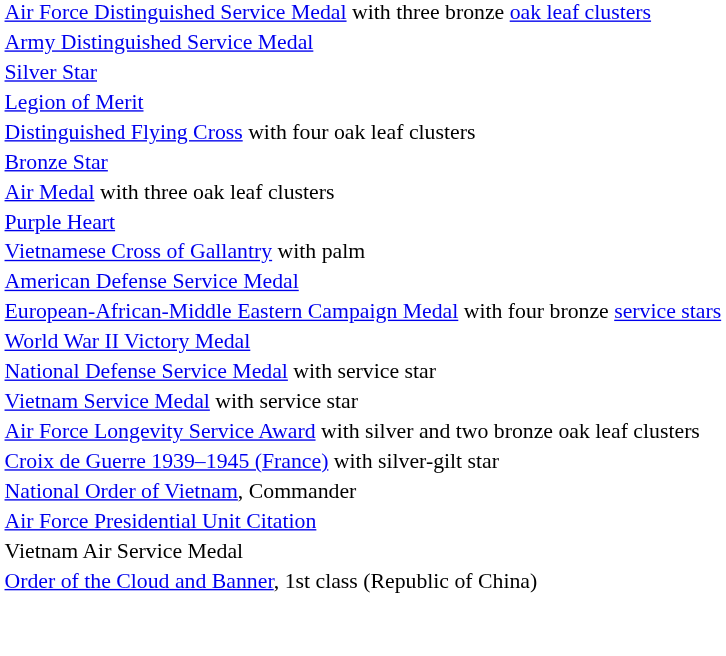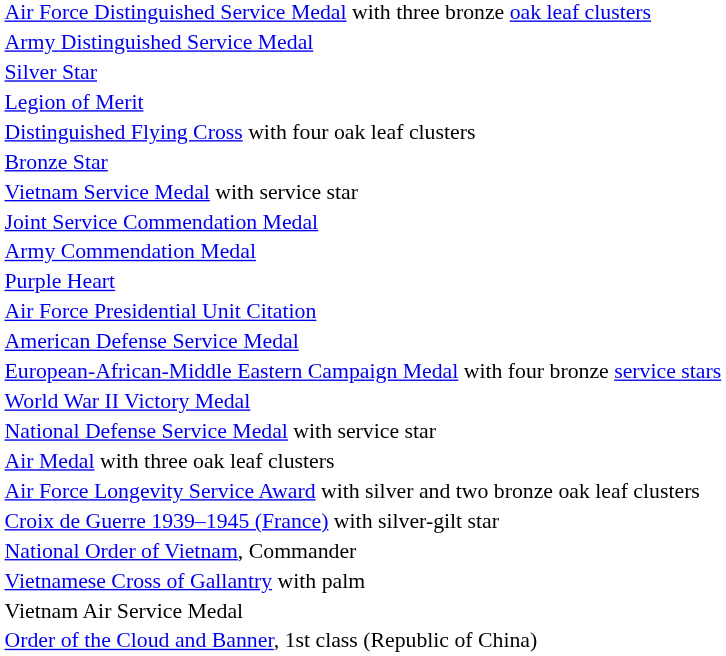rows swapped: (169, 191) <-> (181, 401)
+ row: (161, 221)
+ row: (130, 251)
rows swapped: (160, 520) <-> (185, 251)
